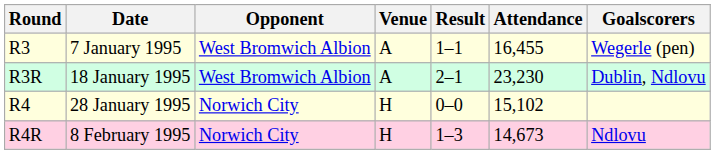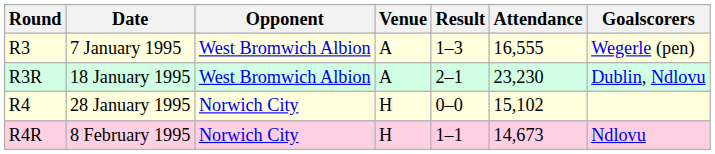(449, 47) 1–1 -> (449, 47) 1–3
(519, 47) 16,455 -> (519, 47) 16,555
(449, 134) 1–3 -> (449, 134) 1–1
